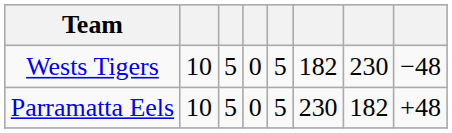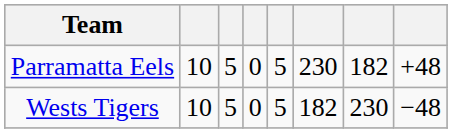rows swapped: (92, 107) <-> (92, 66)
